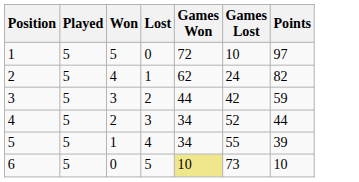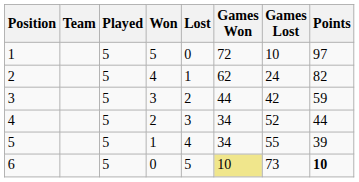+ column: (79, 23)
(281, 165) normal -> (320, 165) bold
